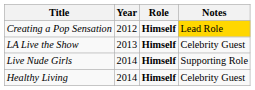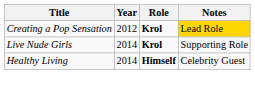(159, 28) Himself -> (152, 28) Krol
- row: (43, 45)
(159, 61) Himself -> (152, 45) Krol
